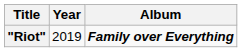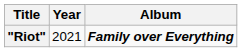(67, 36) 2019 -> (67, 36) 2021
